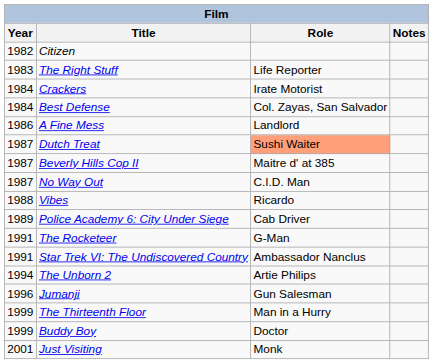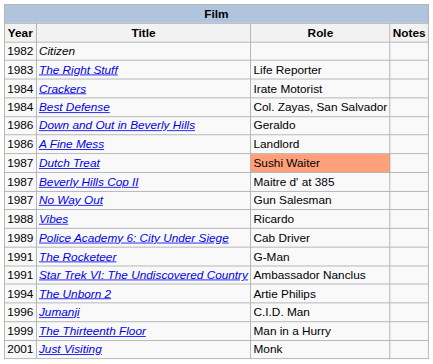+ row: (117, 126)
(282, 182) C.I.D. Man -> (293, 201) Gun Salesman
(293, 294) Gun Salesman -> (282, 313) C.I.D. Man
- row: (68, 331)
